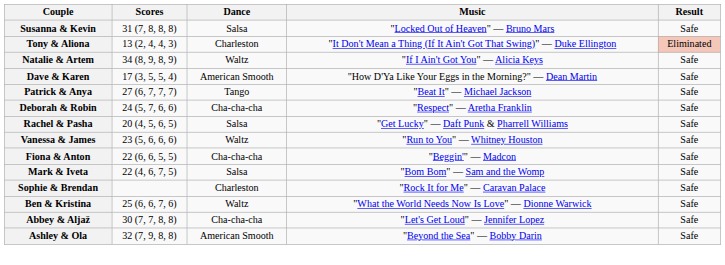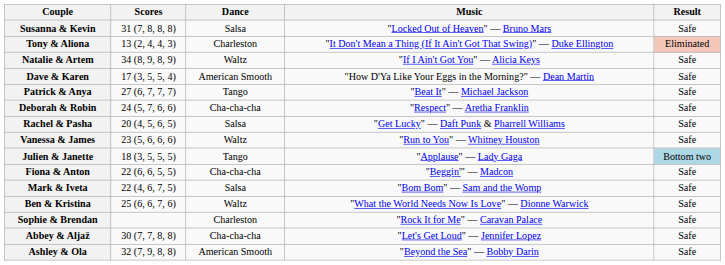+ row: (58, 156)
rows swapped: (58, 188) <-> (58, 204)
